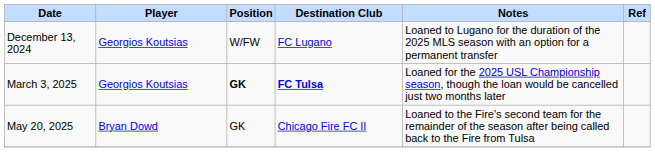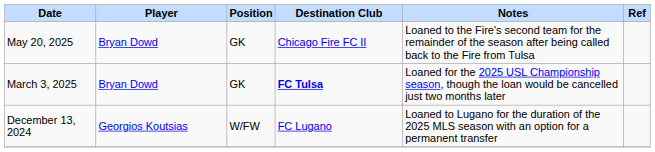rows swapped: (41, 43) <-> (40, 126)
(143, 85) Georgios Koutsias -> (128, 85) Bryan Dowd
(238, 85) bold -> (237, 85) normal
